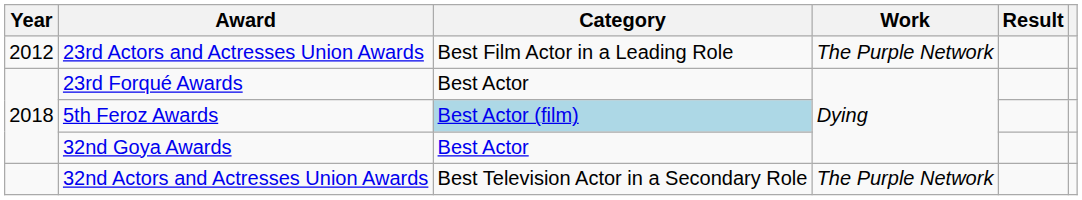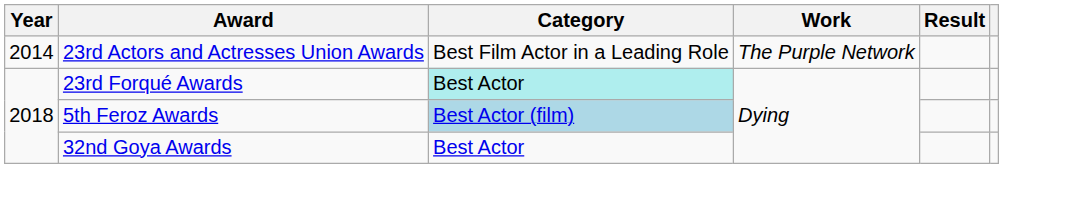(31, 52) 2012 -> (31, 52) 2014
(483, 83) no background -> (479, 83) paleturquoise background
- row: (246, 178)
